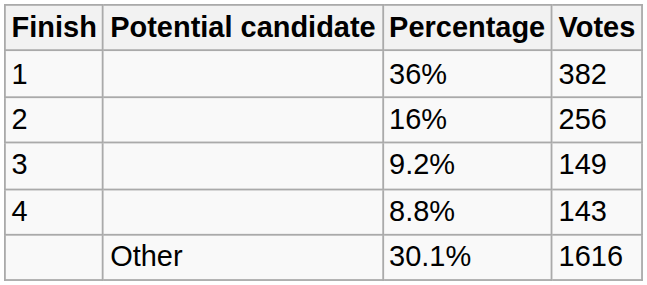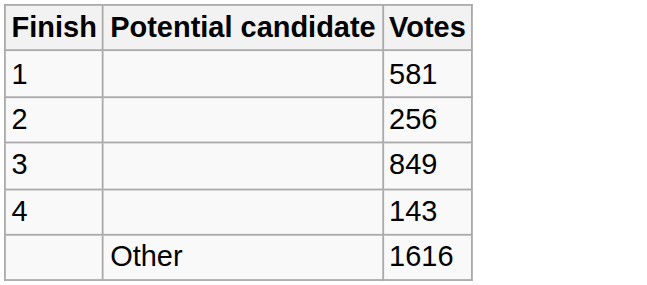- column: (467, 27)
(583, 73) 382 -> (413, 73) 581
(583, 165) 149 -> (413, 165) 849
